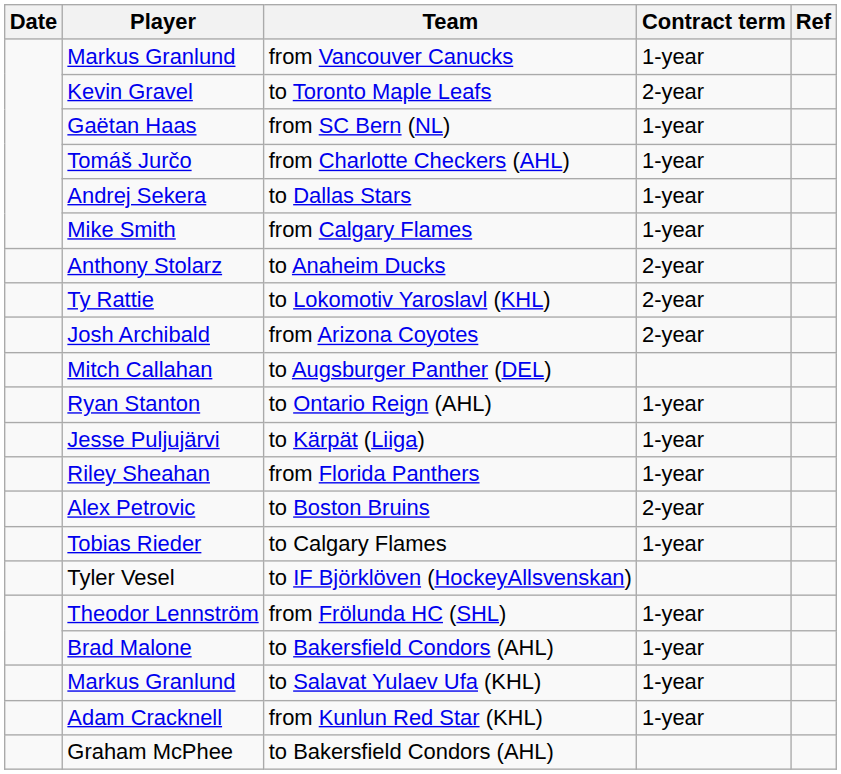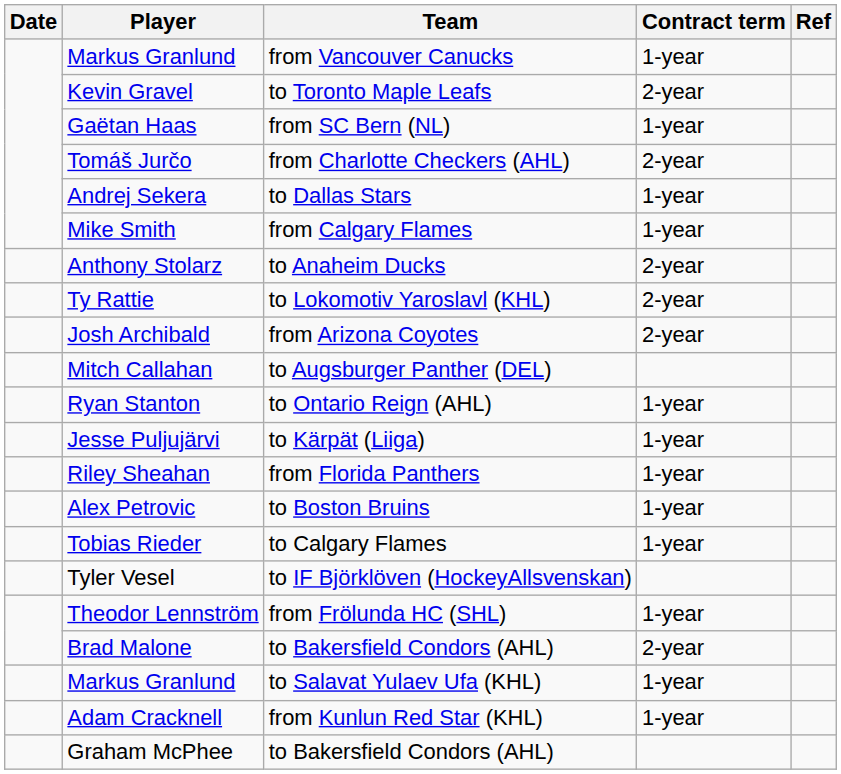(673, 160) 1-year -> (673, 160) 2-year
(673, 508) 2-year -> (673, 508) 1-year
(673, 647) 1-year -> (673, 647) 2-year
